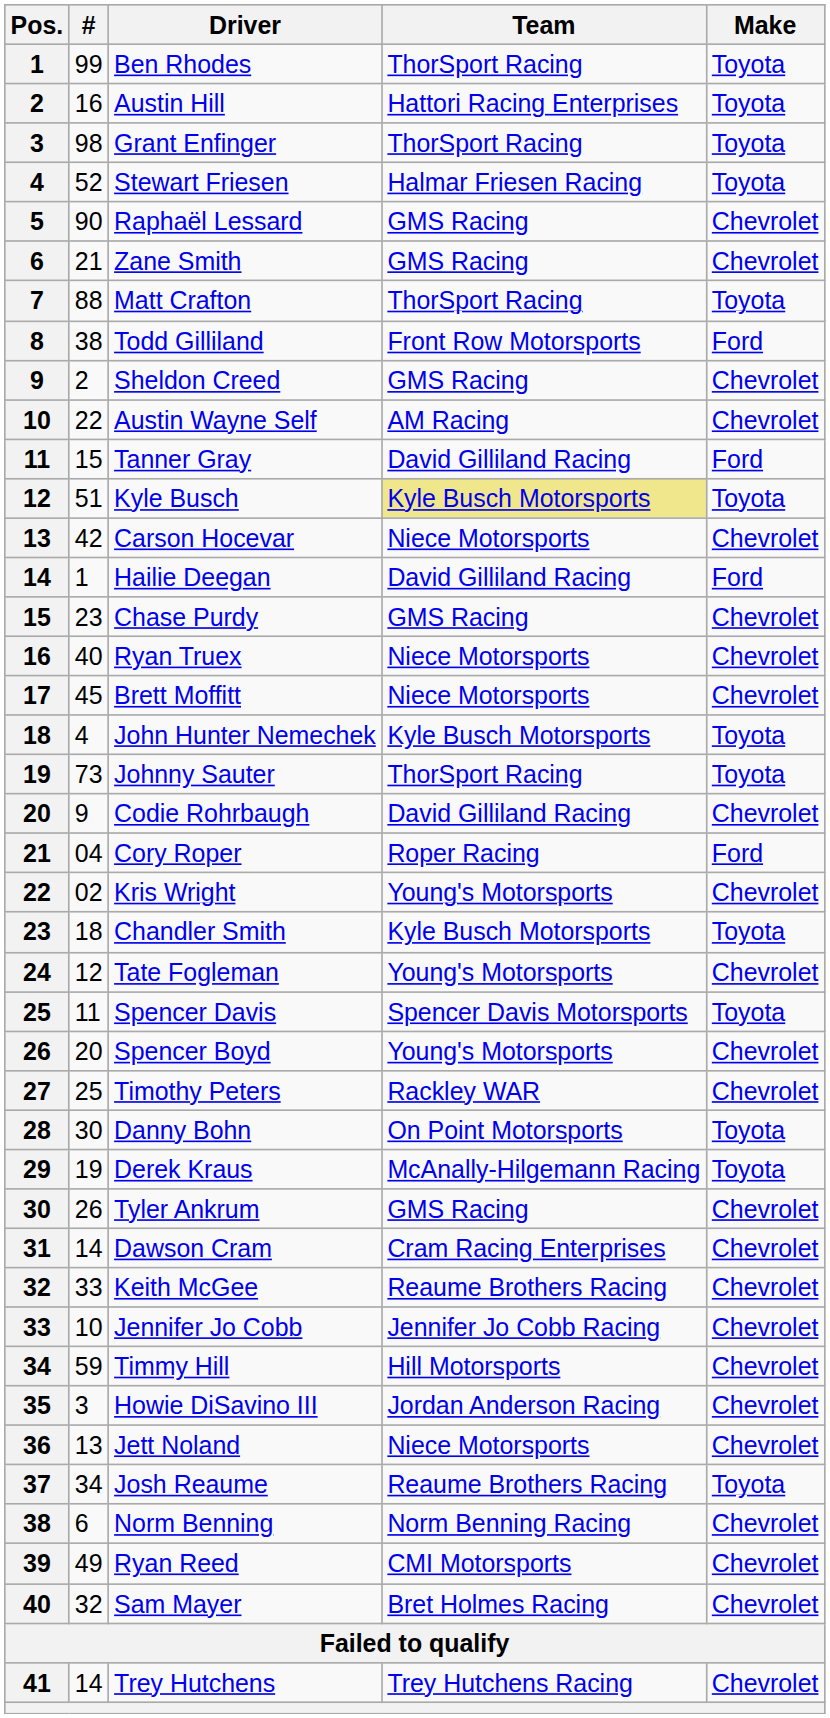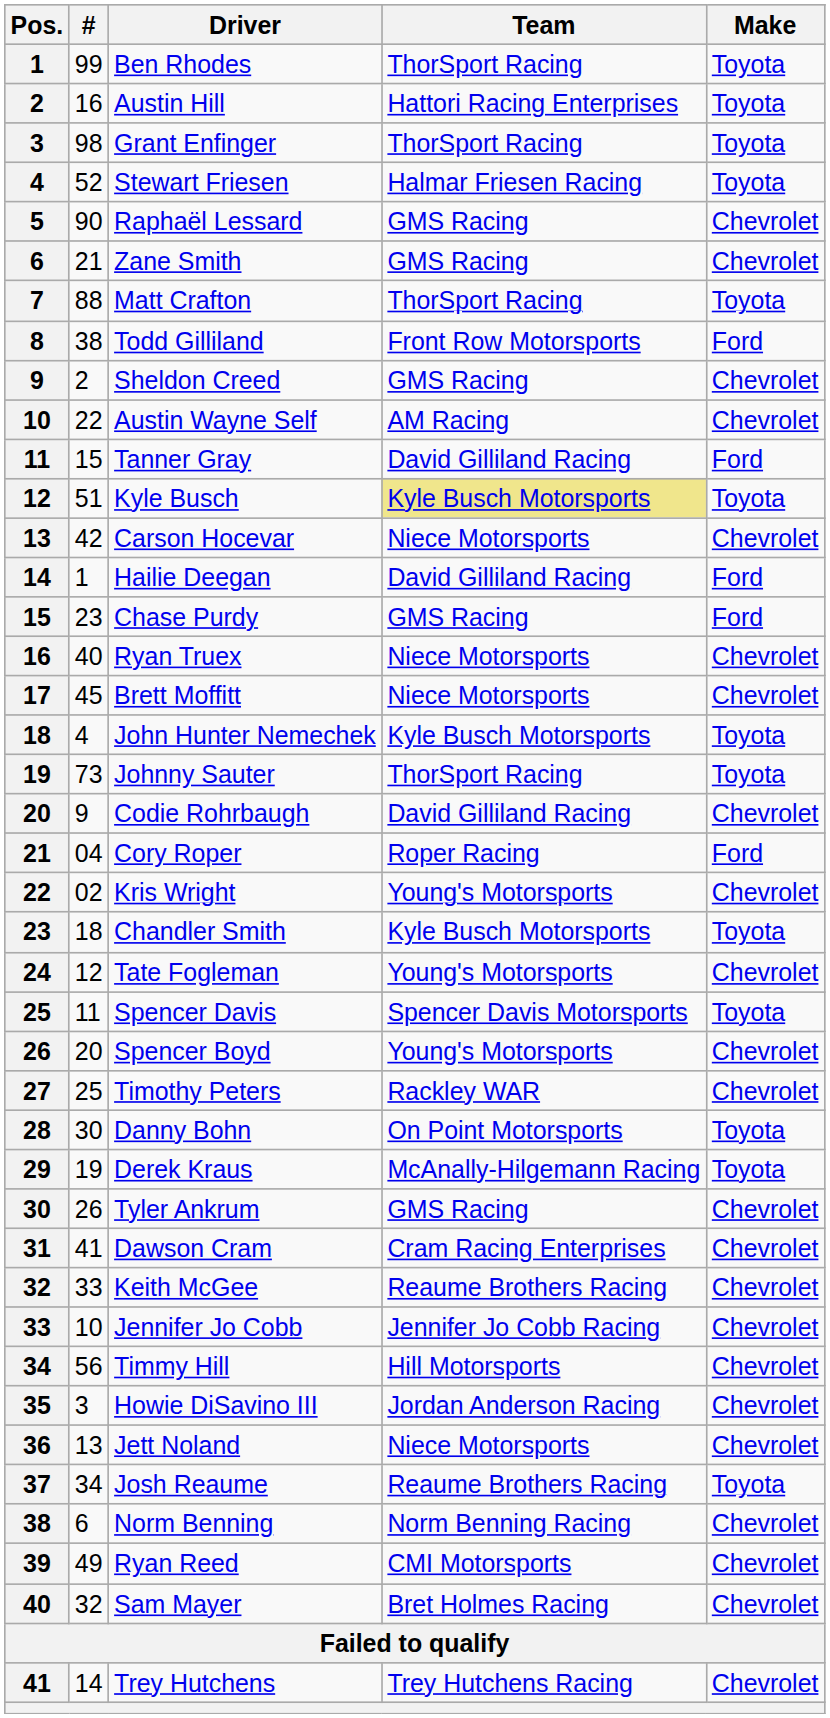(765, 617) Chevrolet -> (737, 617) Ford
(89, 1248) 14 -> (89, 1248) 41
(89, 1366) 59 -> (89, 1366) 56
